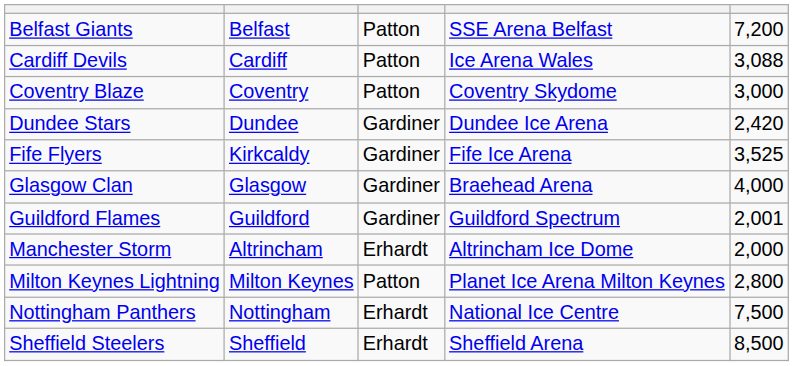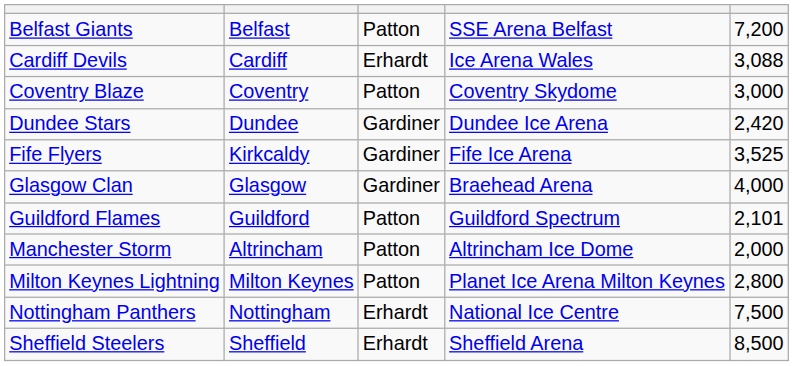(391, 60) Patton -> (395, 60) Erhardt
(401, 218) Gardiner -> (391, 218) Patton
(759, 218) 2,001 -> (759, 218) 2,101
(395, 249) Erhardt -> (391, 249) Patton
